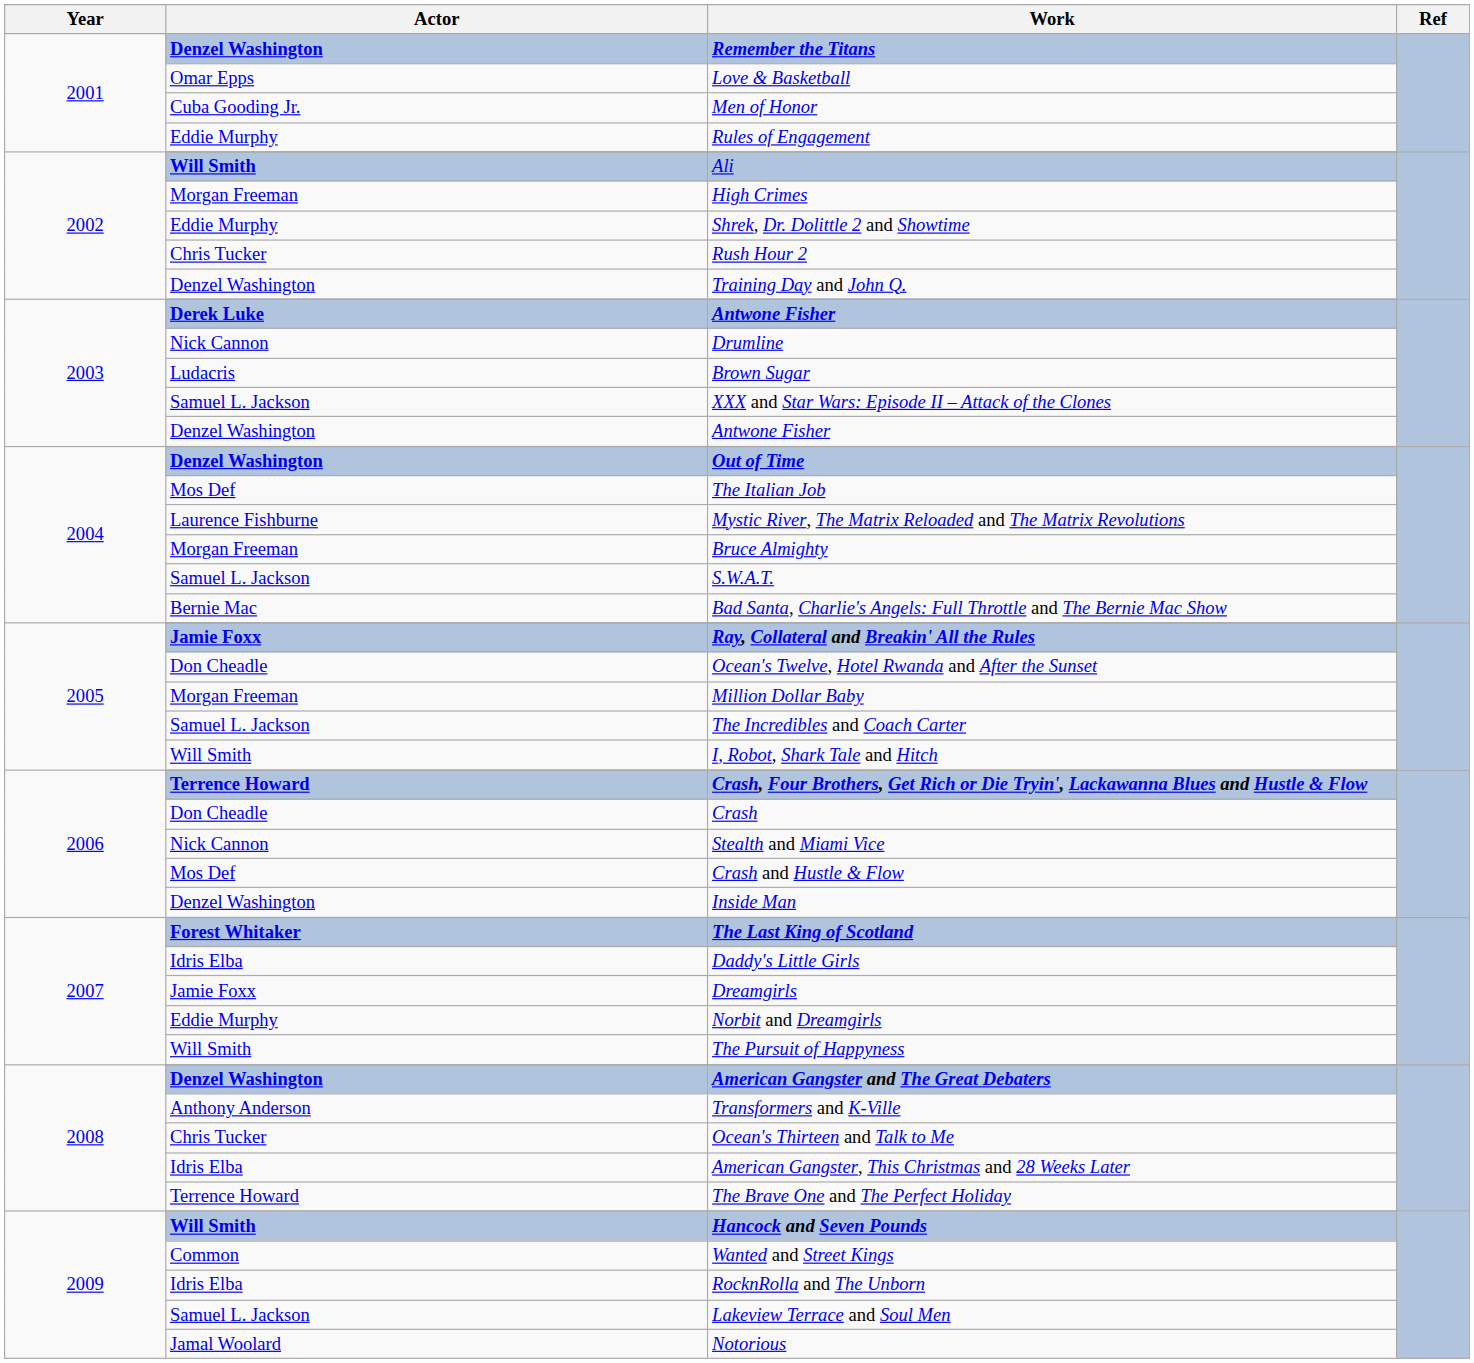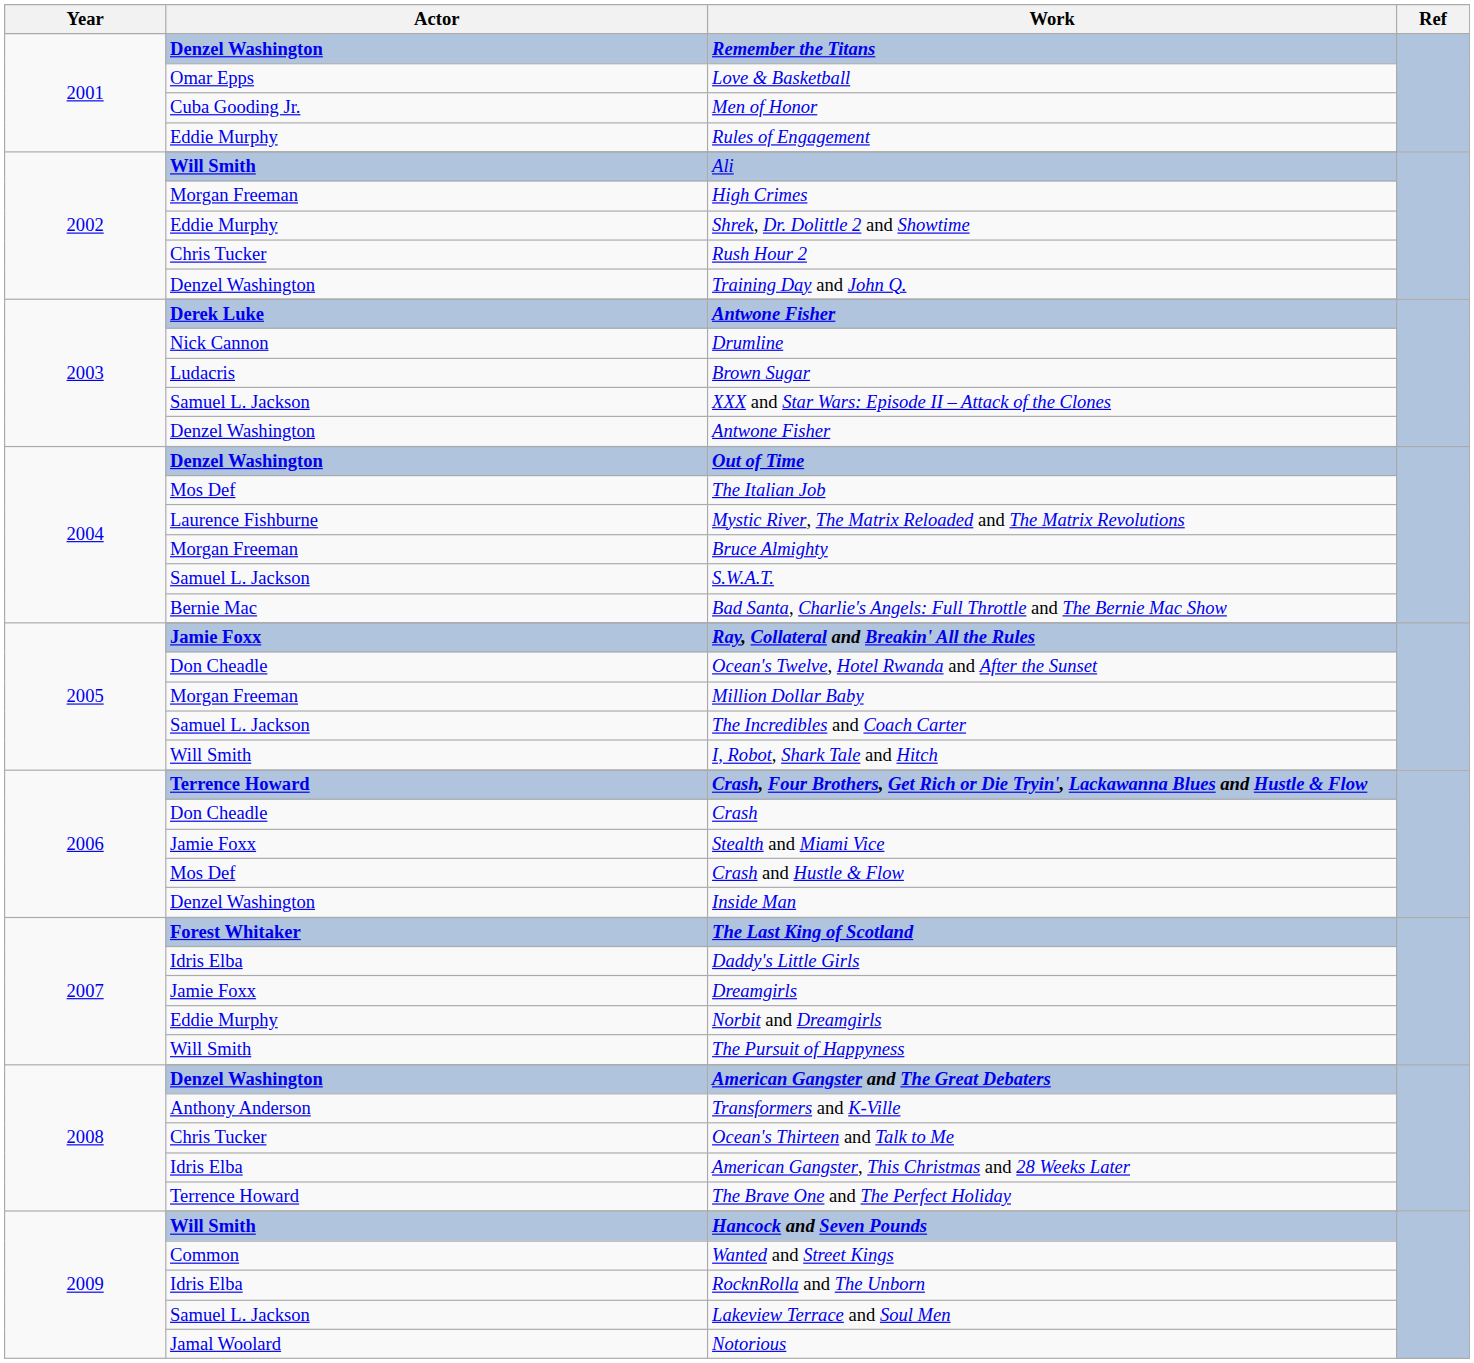(219, 843) Nick Cannon -> (213, 843) Jamie Foxx
